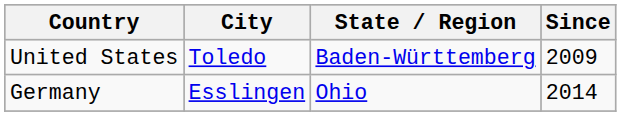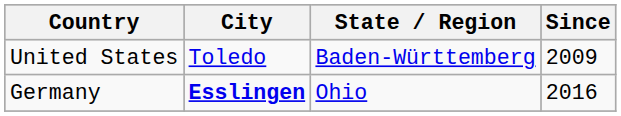(247, 93) normal -> (247, 93) bold
(572, 93) 2014 -> (572, 93) 2016
